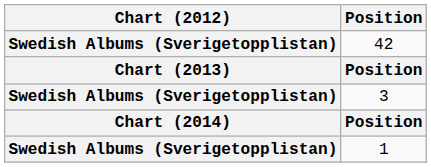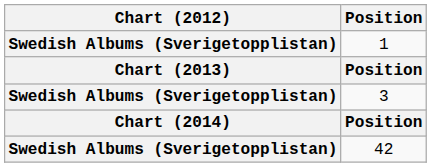rows swapped: (384, 149) <-> (384, 44)
